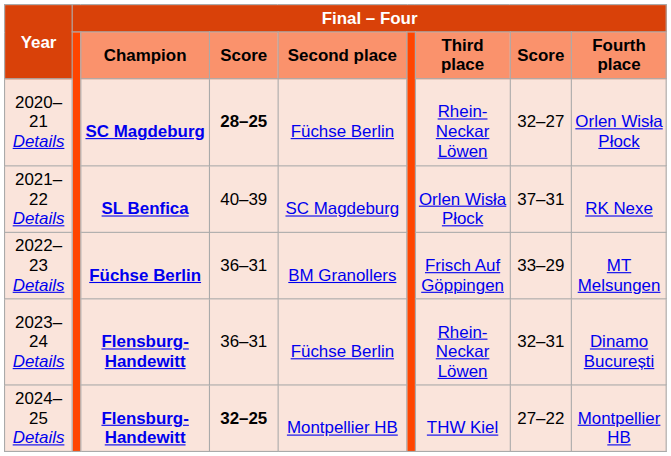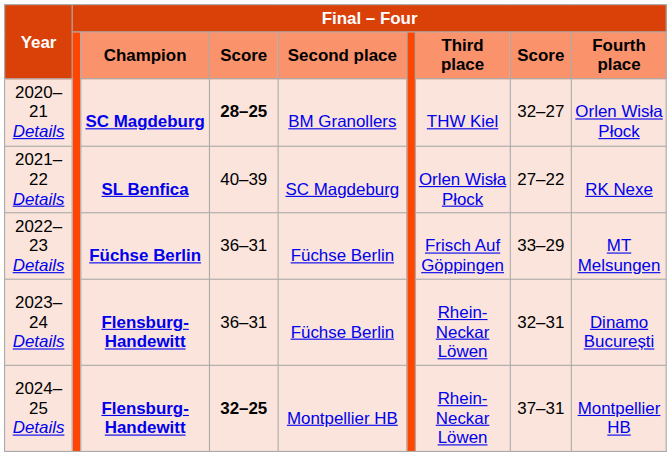(342, 131) Füchse Berlin -> (342, 121) BM Granollers
(463, 131) Rhein-Neckar Löwen -> (463, 121) THW Kiel
(541, 198) 37–31 -> (541, 178) 27–22
(342, 274) BM Granollers -> (342, 255) Füchse Berlin
(463, 427) THW Kiel -> (463, 417) Rhein-Neckar Löwen
(541, 417) 27–22 -> (541, 408) 37–31
